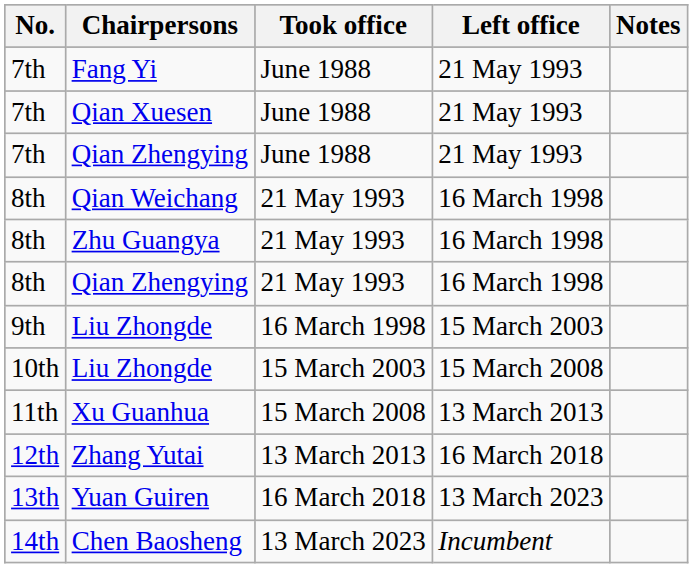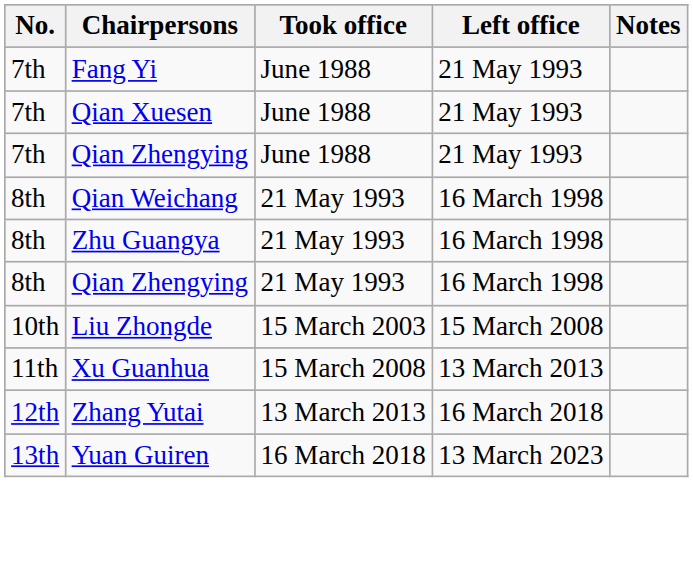- row: (28, 326)
- row: (35, 540)
